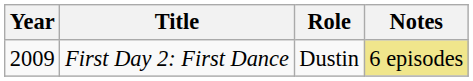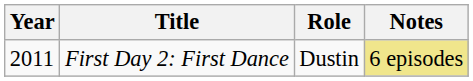(32, 57) 2009 -> (32, 57) 2011
